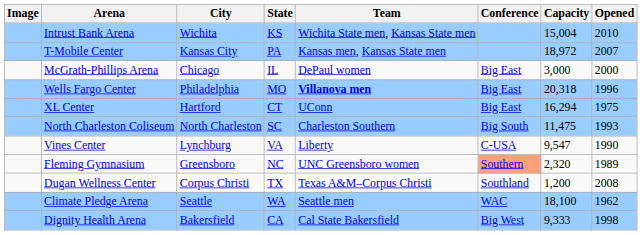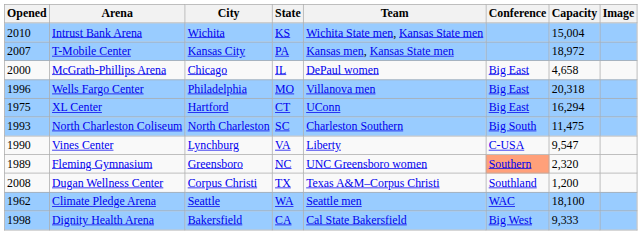columns swapped: (23, 13) <-> (614, 13)
(557, 70) 3,000 -> (565, 70) 4,658
(335, 88) bold -> (341, 88) normal
